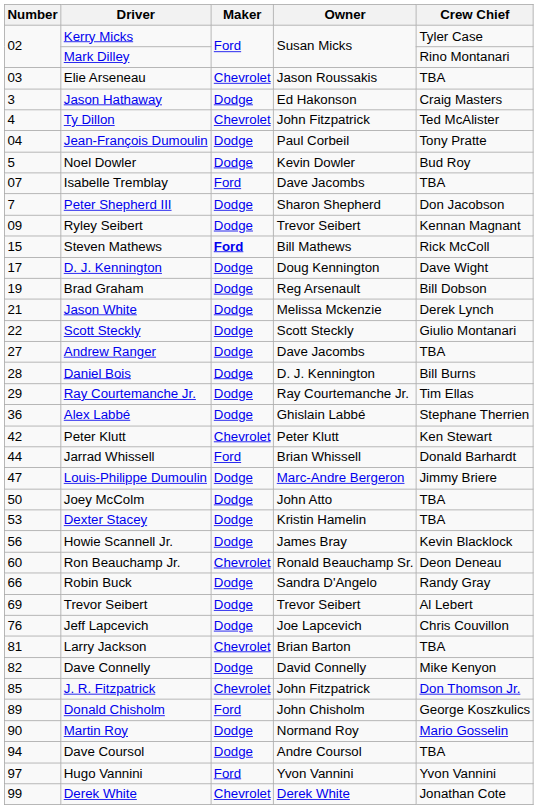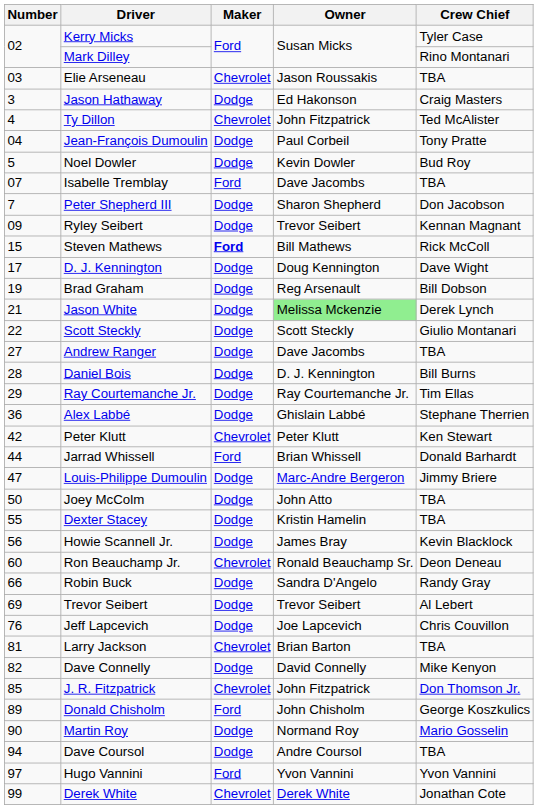(329, 309) no background -> (329, 309) lightgreen background
(15, 520) 53 -> (15, 520) 55
